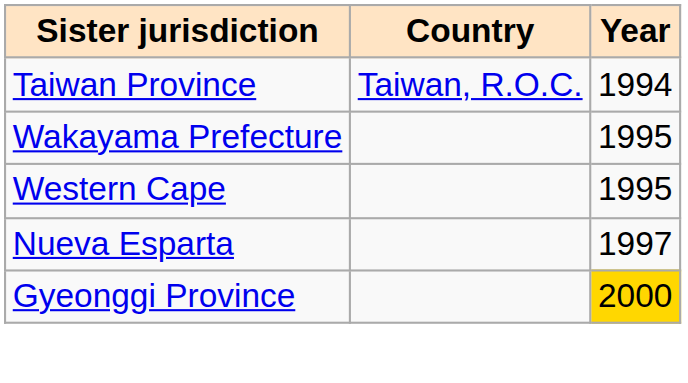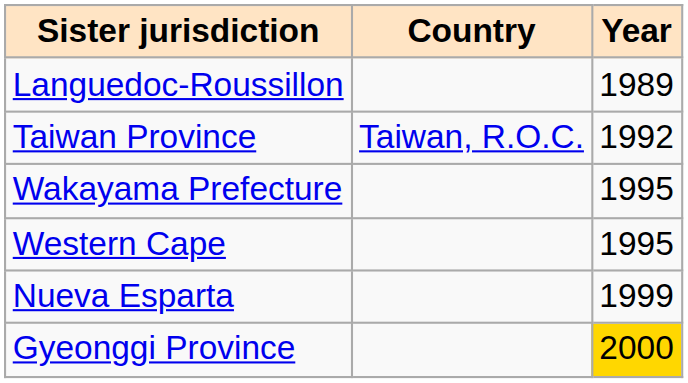+ row: (178, 84)
(635, 84) 1994 -> (637, 137) 1992
(635, 243) 1997 -> (637, 296) 1999
